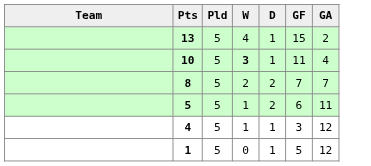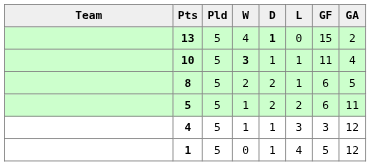+ column: (299, 16)
(272, 38) normal -> (272, 38) bold
(299, 83) 7 -> (326, 83) 6
(326, 83) 7 -> (352, 83) 5
